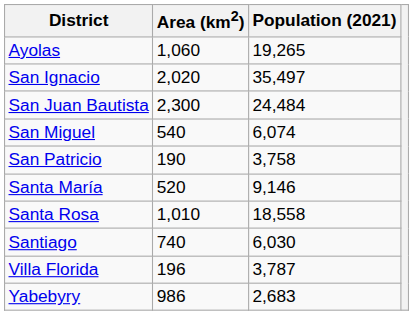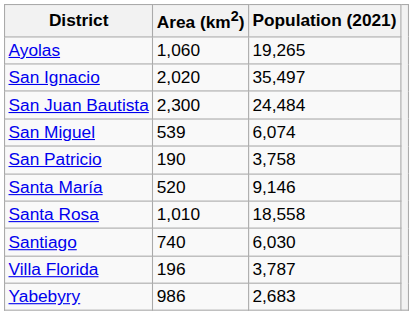(171, 132) 540 -> (171, 132) 539
